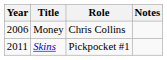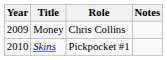(18, 30) 2006 -> (18, 30) 2009
(17, 47) 2011 -> (18, 47) 2010
